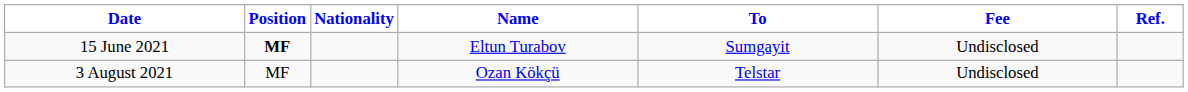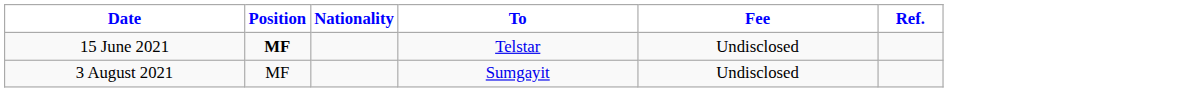- column: (518, 18)
(758, 46) Sumgayit -> (518, 46) Telstar
(758, 73) Telstar -> (518, 73) Sumgayit
